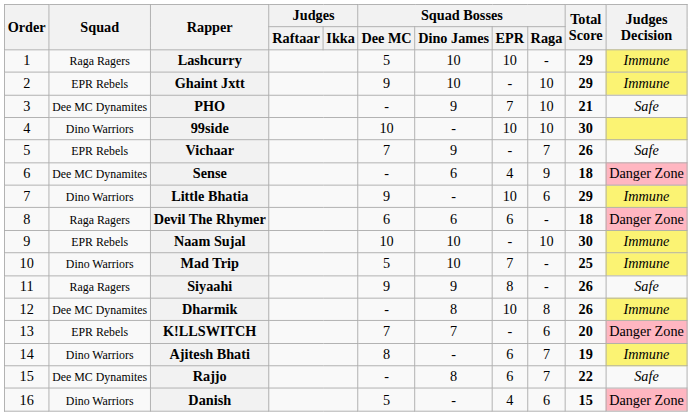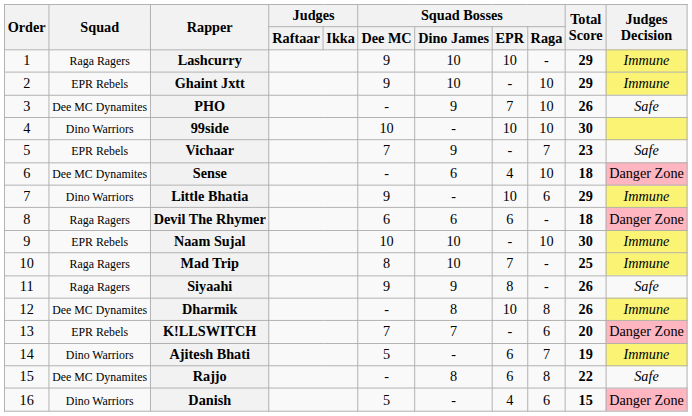(387, 60) 5 -> (387, 60) 9
(586, 106) 21 -> (586, 106) 26
(586, 151) 26 -> (586, 151) 23
(546, 173) 9 -> (546, 173) 10
(100, 265) Dino Warriors -> (100, 265) Raga Ragers
(387, 264) 5 -> (387, 264) 8
(387, 354) 8 -> (387, 354) 5
(546, 377) 7 -> (546, 377) 8
